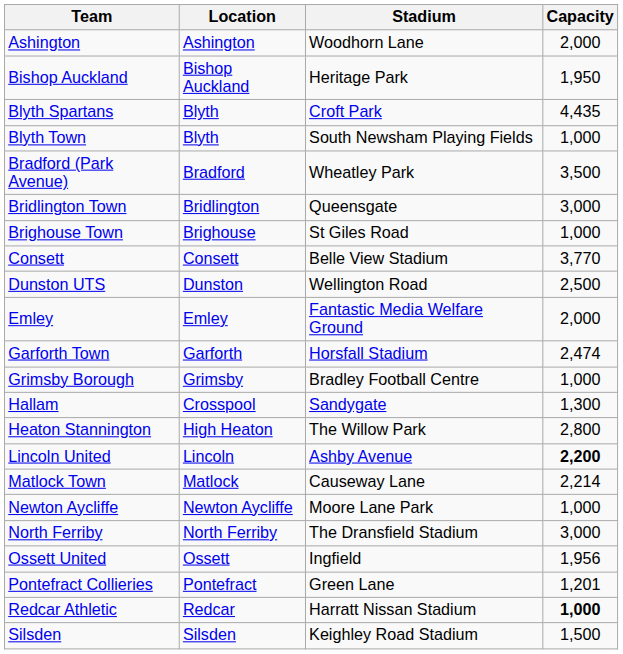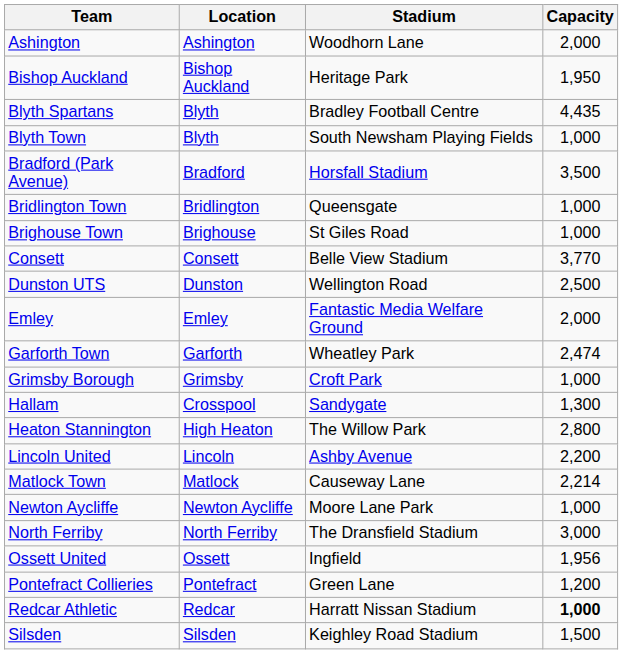(345, 112) Croft Park -> (394, 112) Bradley Football Centre
(362, 172) Wheatley Park -> (368, 172) Horsfall Stadium
(580, 207) 3,000 -> (580, 207) 1,000
(368, 353) Horsfall Stadium -> (362, 353) Wheatley Park
(394, 379) Bradley Football Centre -> (345, 379) Croft Park
(580, 456) bold -> (580, 456) normal
(580, 584) 1,201 -> (580, 584) 1,200
